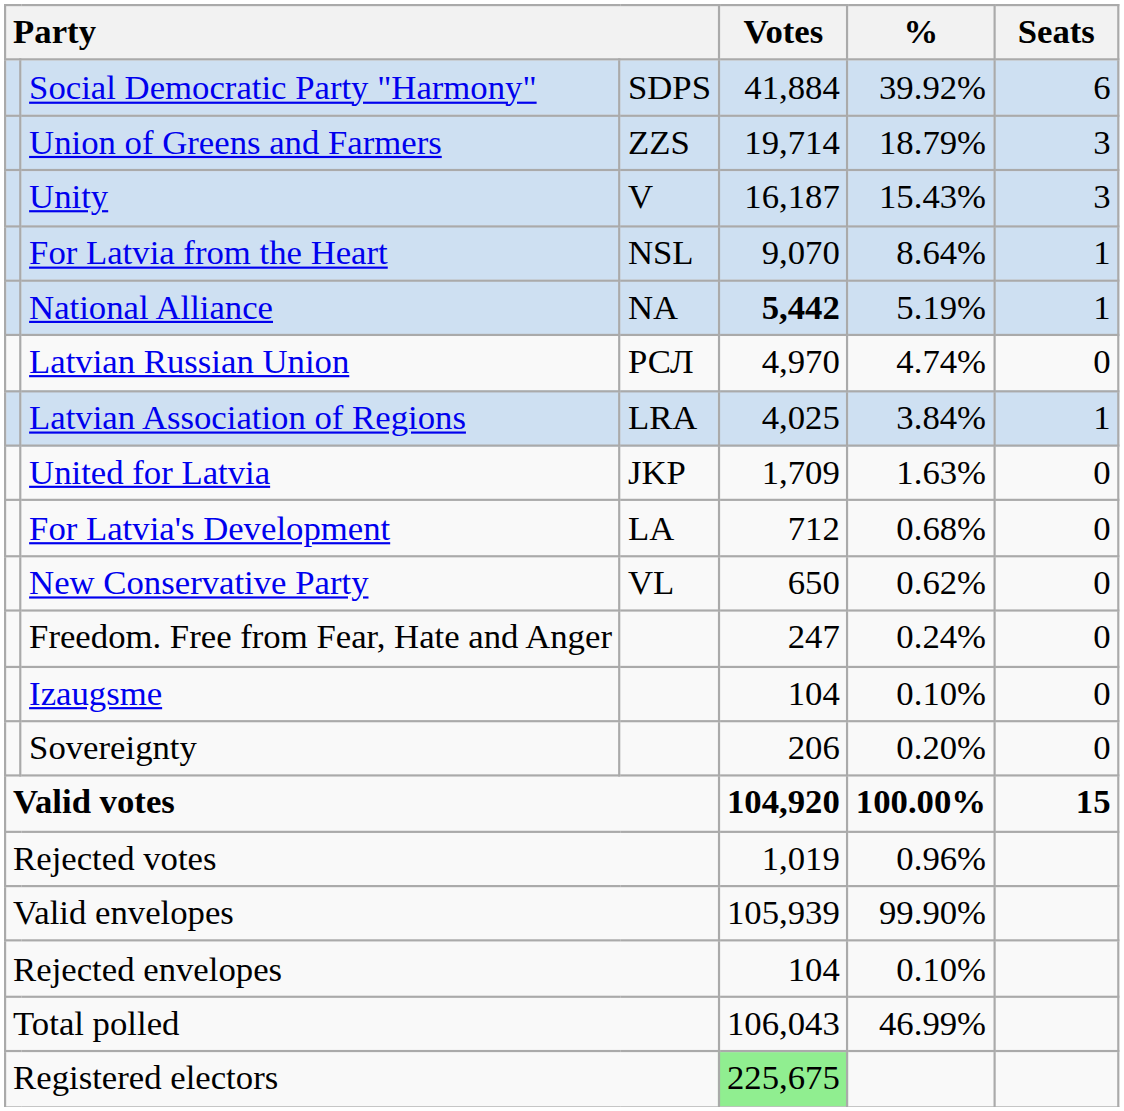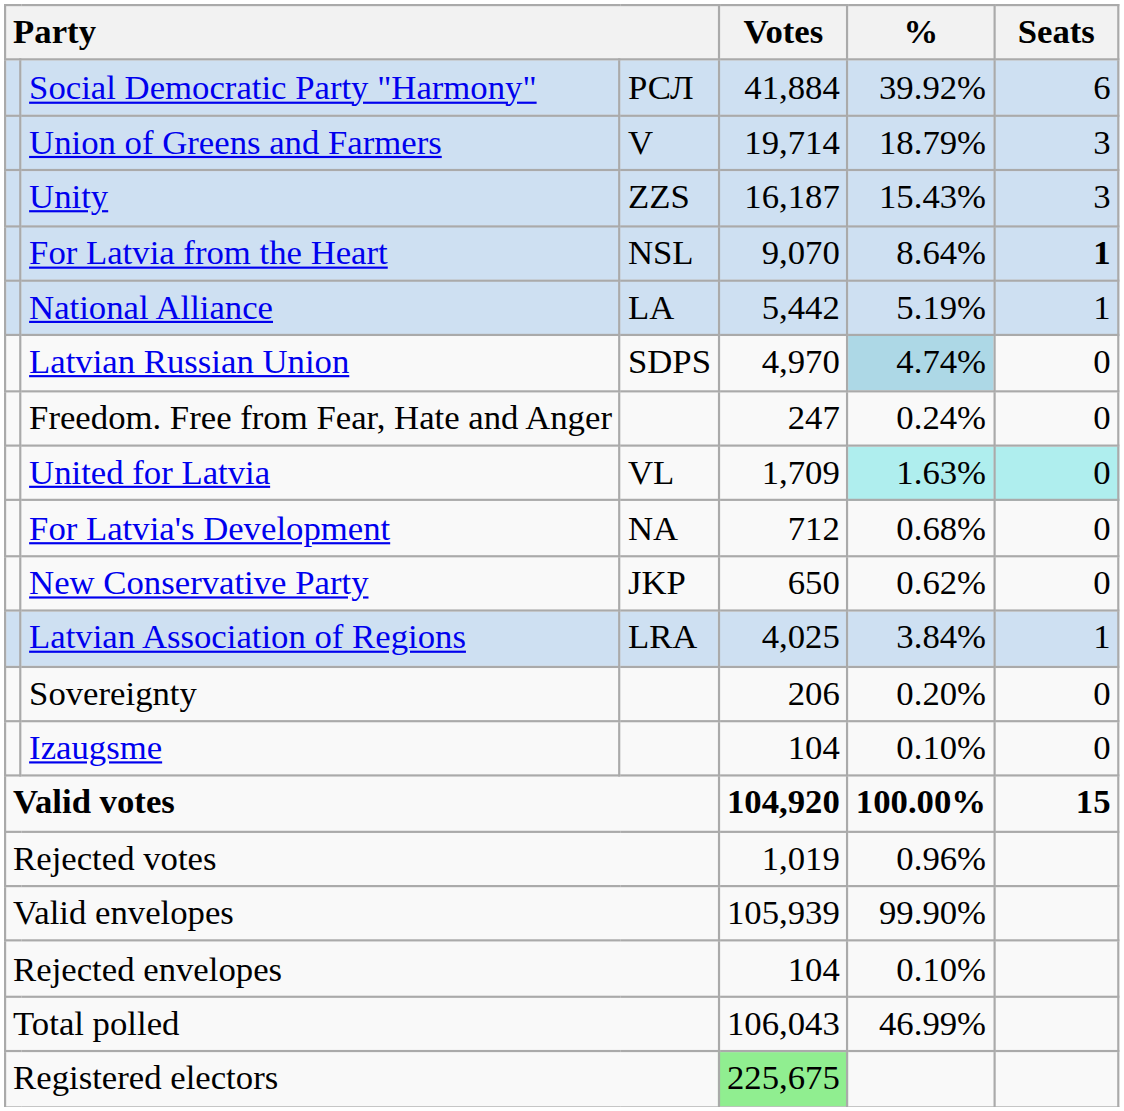(669, 87) SDPS -> (661, 87) РСЛ
(659, 142) ZZS -> (641, 142) V
(641, 197) V -> (659, 197) ZZS
(1102, 252) normal -> (1102, 252) bold
(653, 307) NA -> (651, 307) LA
(801, 307) bold -> (801, 307) normal
(661, 362) РСЛ -> (669, 362) SDPS
(941, 362) no background -> (941, 362) lightblue background
rows swapped: (248, 417) <-> (321, 637)
(657, 472) JKP -> (651, 472) VL
(941, 472) no background -> (941, 472) paleturquoise background
(1102, 472) no background -> (1102, 472) paleturquoise background
(651, 527) LA -> (653, 527) NA
(651, 582) VL -> (657, 582) JKP
rows swapped: (113, 747) <-> (96, 692)
